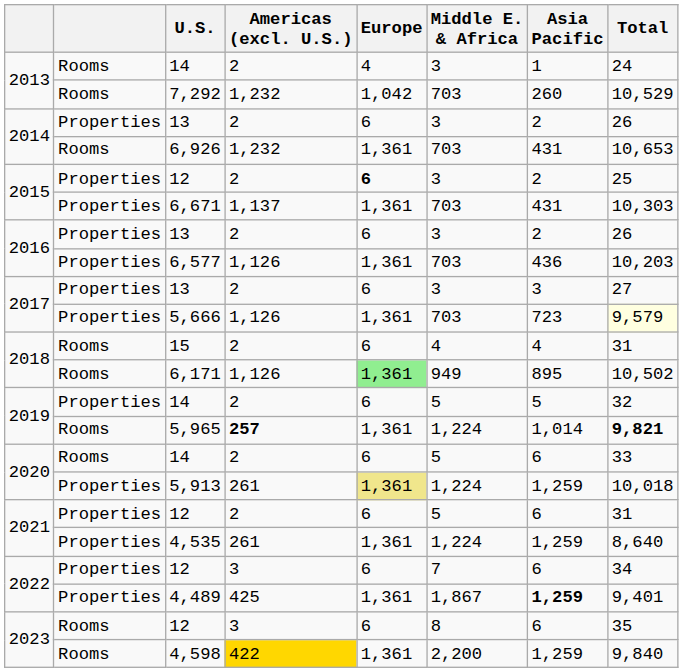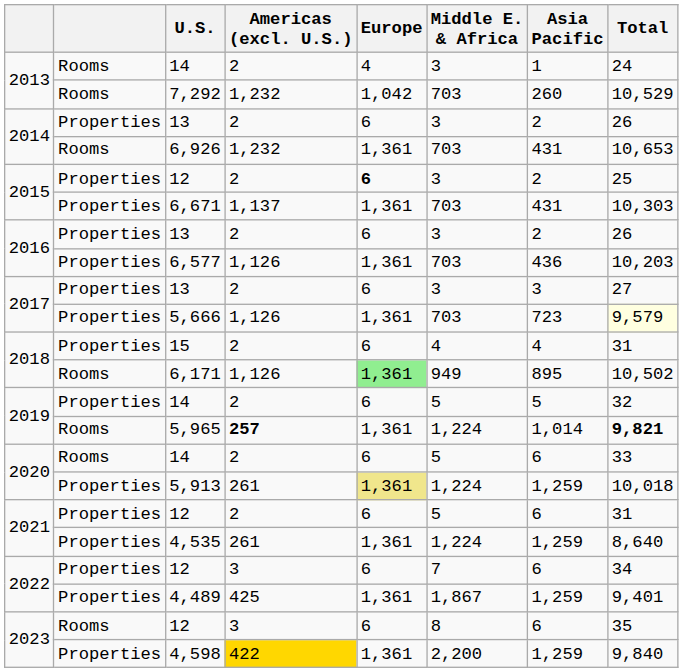(84, 346) Rooms -> (110, 346) Properties
(557, 598) bold -> (557, 598) normal
(84, 654) Rooms -> (110, 654) Properties
